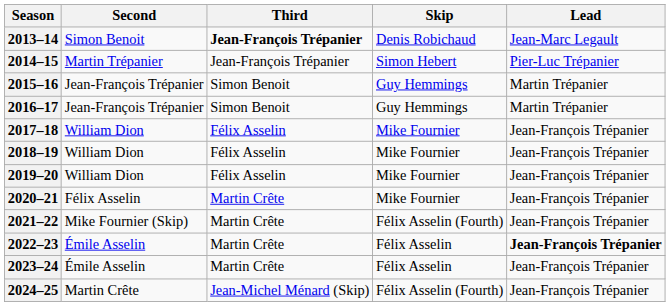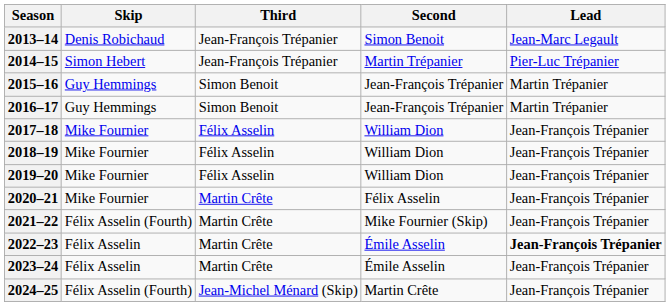columns swapped: (440, 15) <-> (134, 15)
(286, 38) bold -> (268, 38) normal
